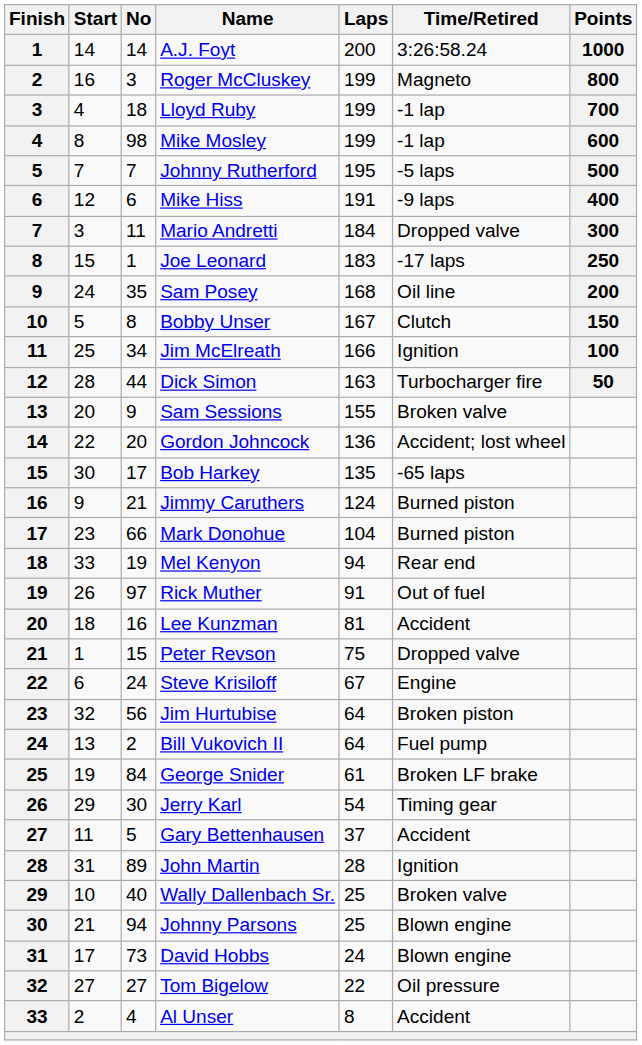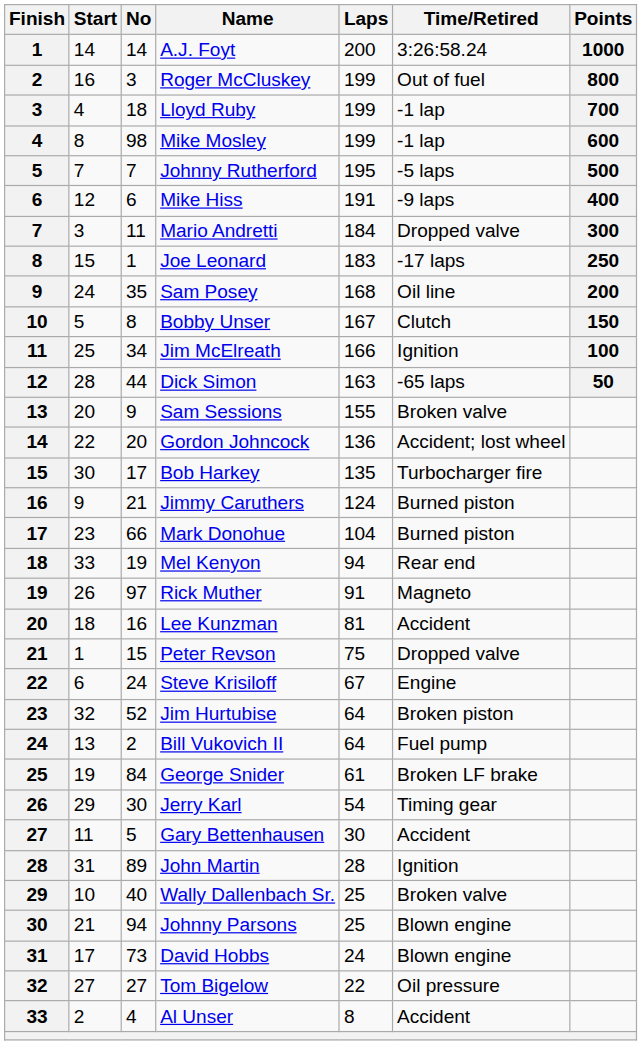(434, 79) Magneto -> (441, 79) Out of fuel
(470, 381) Turbocharger fire -> (431, 381) -65 laps
(431, 472) -65 laps -> (470, 472) Turbocharger fire
(441, 593) Out of fuel -> (434, 593) Magneto
(137, 714) 56 -> (137, 714) 52
(354, 834) 37 -> (354, 834) 30
